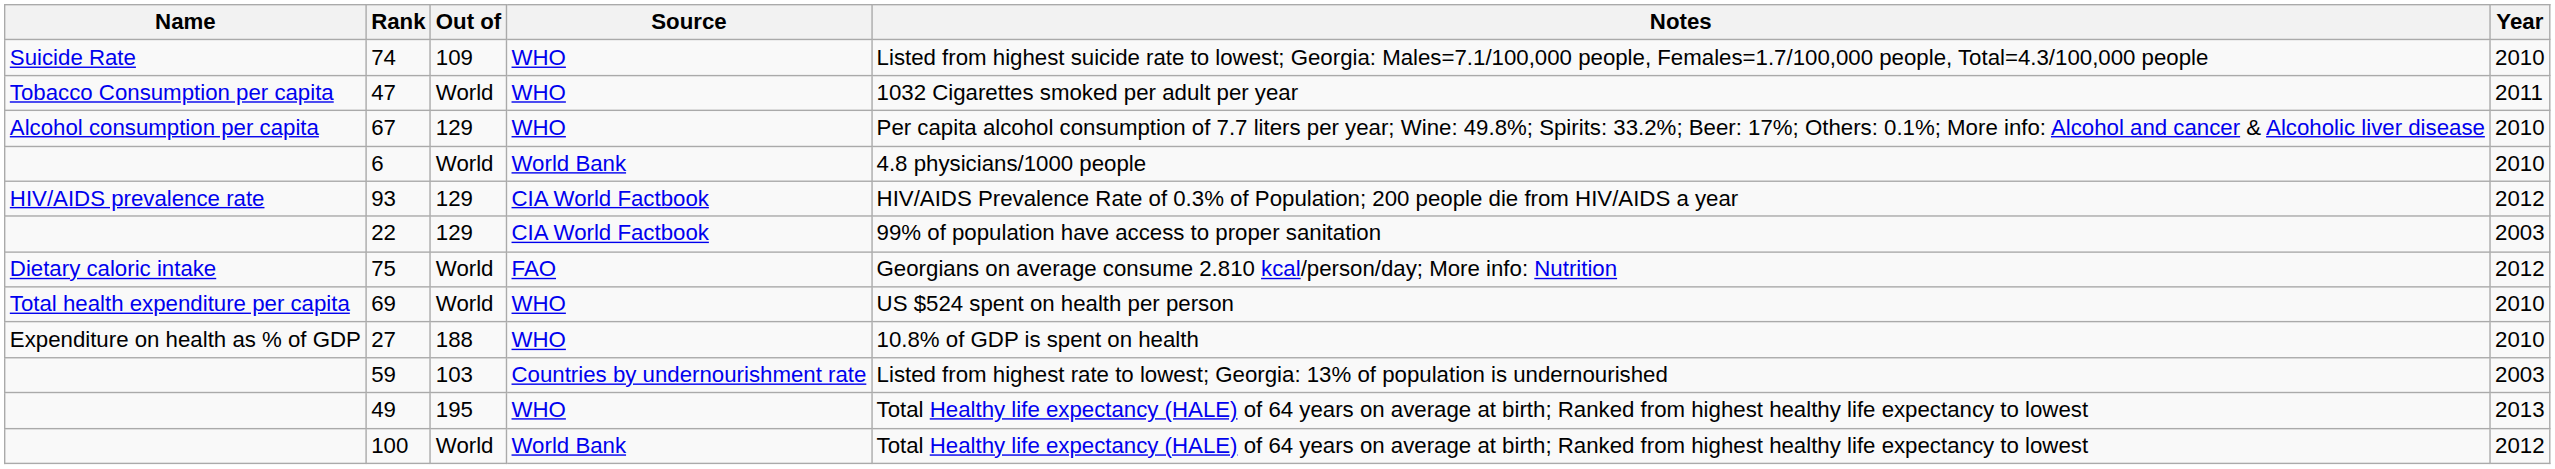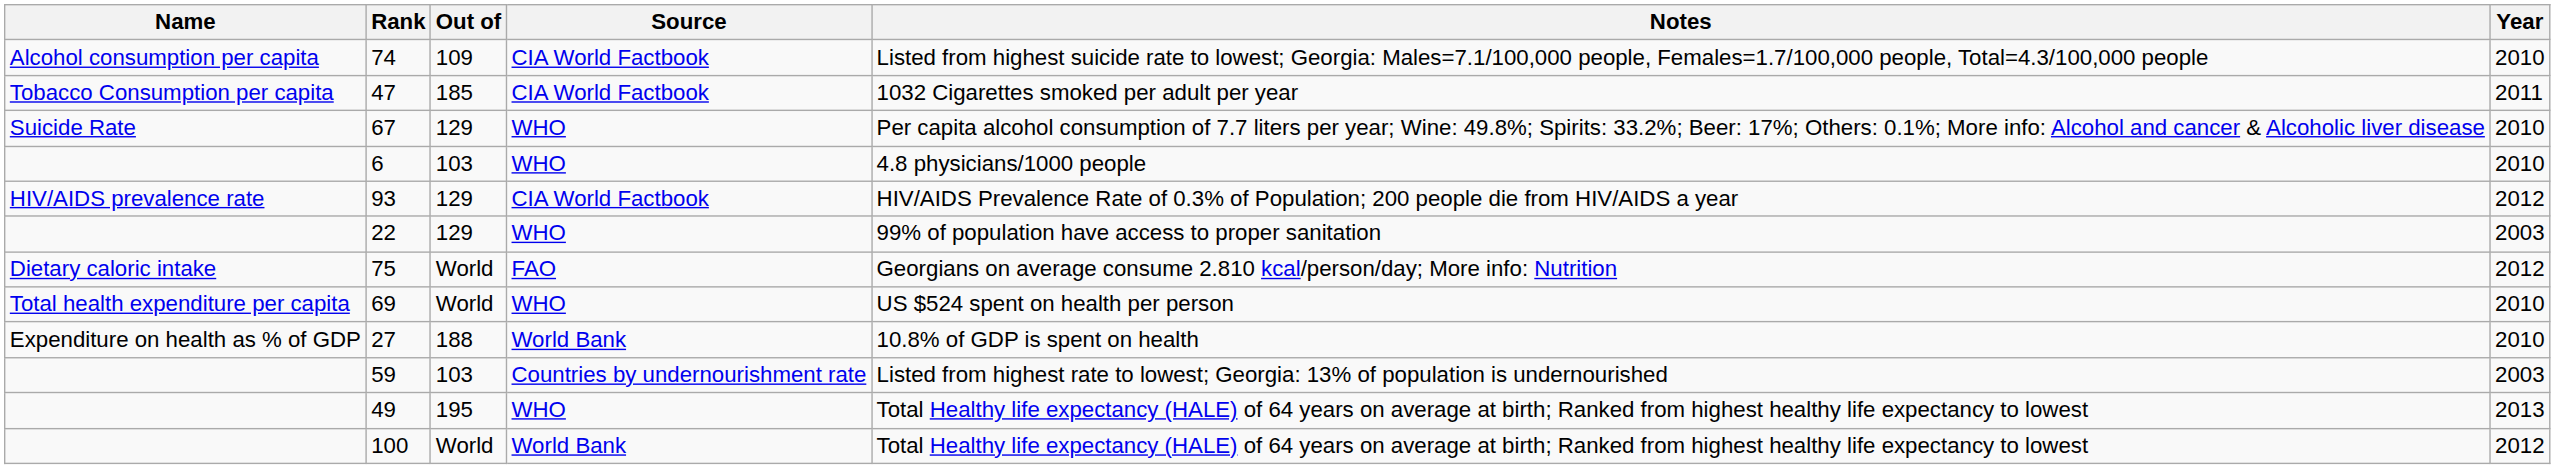(73, 57) Suicide Rate -> (164, 57) Alcohol consumption per capita
(539, 57) WHO -> (610, 57) CIA World Factbook
(465, 92) World -> (454, 92) 185
(539, 92) WHO -> (610, 92) CIA World Factbook
(164, 127) Alcohol consumption per capita -> (73, 127) Suicide Rate
(465, 163) World -> (454, 163) 103
(569, 163) World Bank -> (539, 163) WHO
(610, 233) CIA World Factbook -> (539, 233) WHO
(539, 339) WHO -> (569, 339) World Bank
